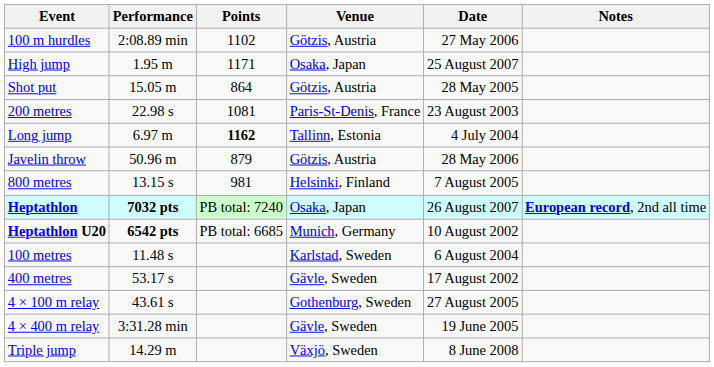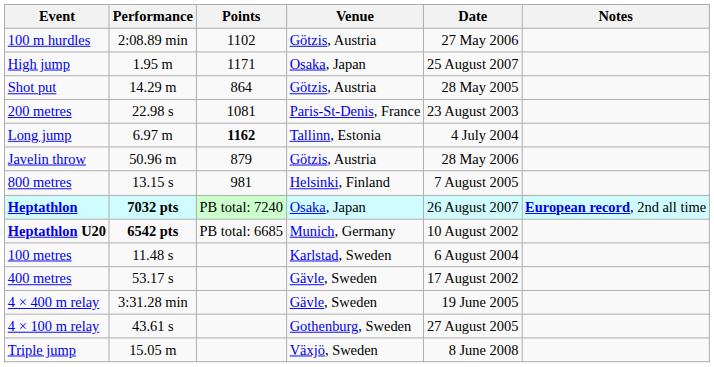(153, 88) 15.05 m -> (153, 88) 14.29 m
rows swapped: (54, 302) <-> (54, 326)
(153, 349) 14.29 m -> (153, 349) 15.05 m
